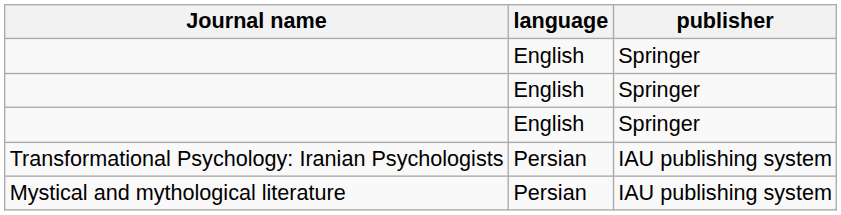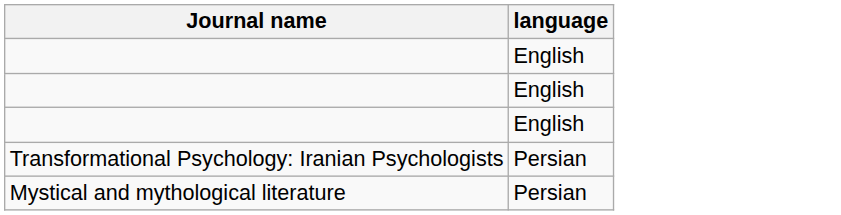- column: (725, 21)
